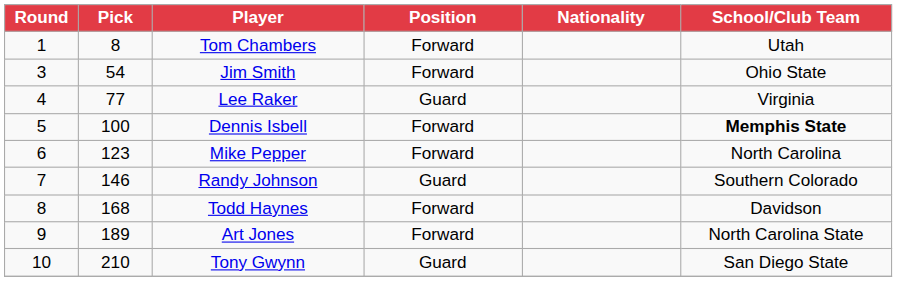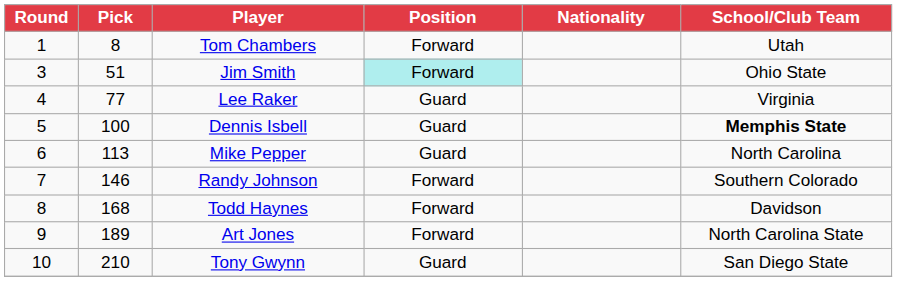(115, 72) 54 -> (115, 72) 51
(443, 72) no background -> (443, 72) paleturquoise background
(443, 126) Forward -> (443, 126) Guard
(115, 153) 123 -> (115, 153) 113
(443, 153) Forward -> (443, 153) Guard
(443, 180) Guard -> (443, 180) Forward
